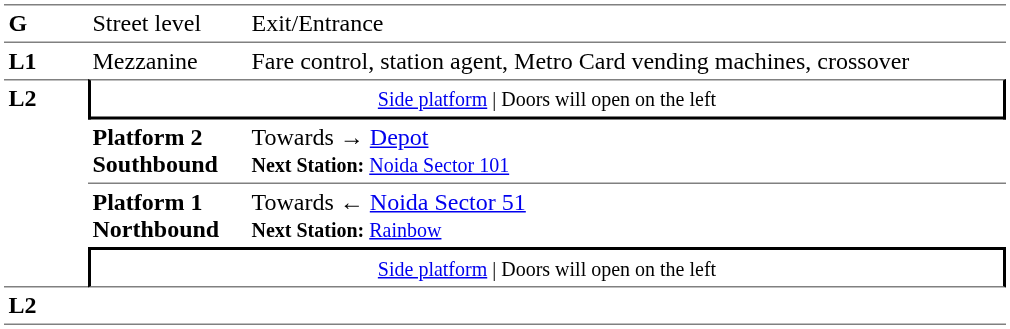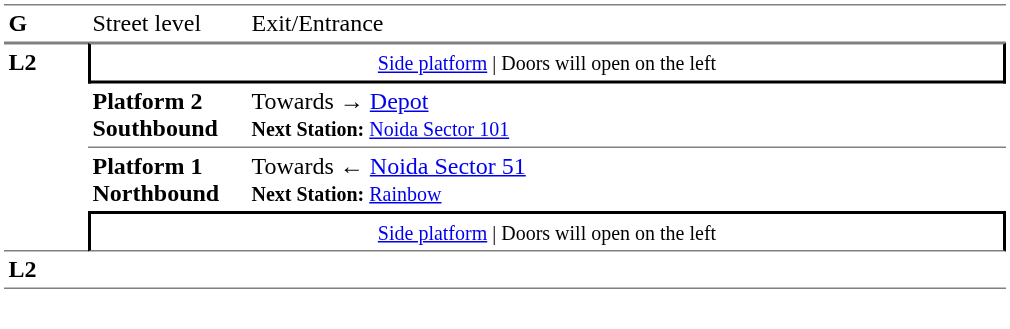- row: (145, 60)
